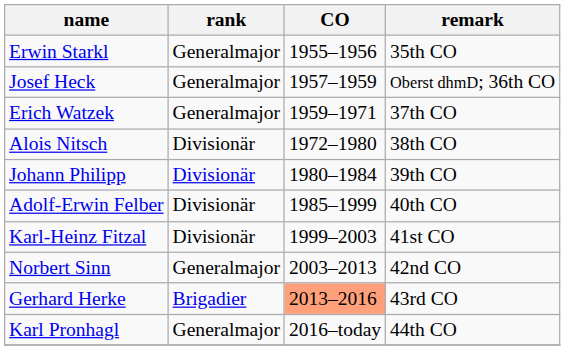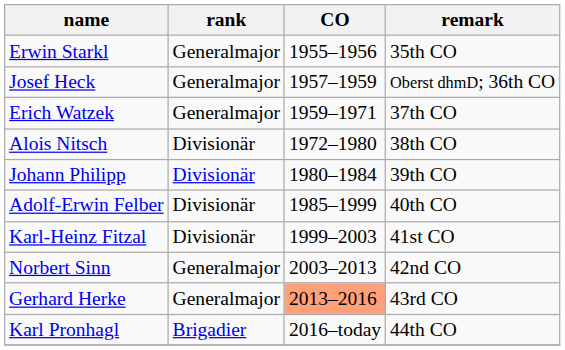(209, 298) Brigadier -> (226, 298) Generalmajor
(226, 329) Generalmajor -> (209, 329) Brigadier
